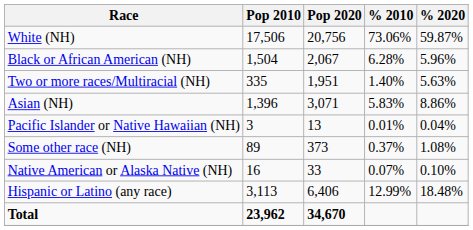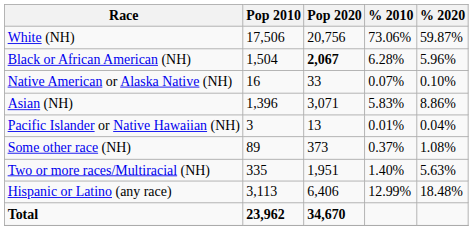(323, 59) normal -> (323, 59) bold
rows swapped: (120, 170) <-> (109, 81)
